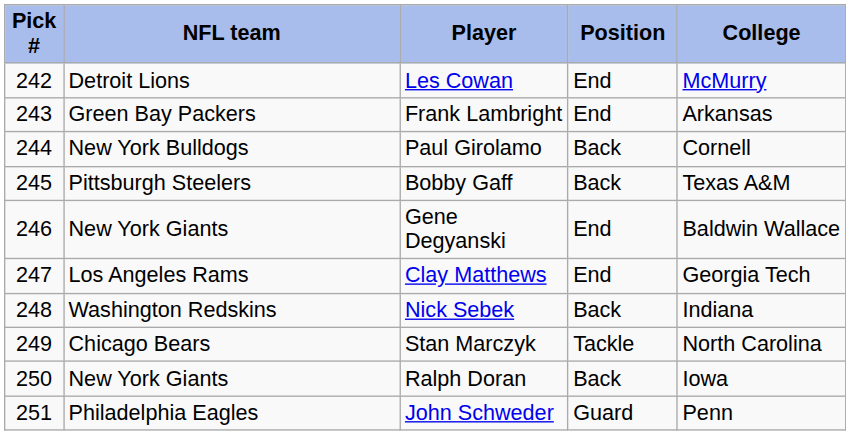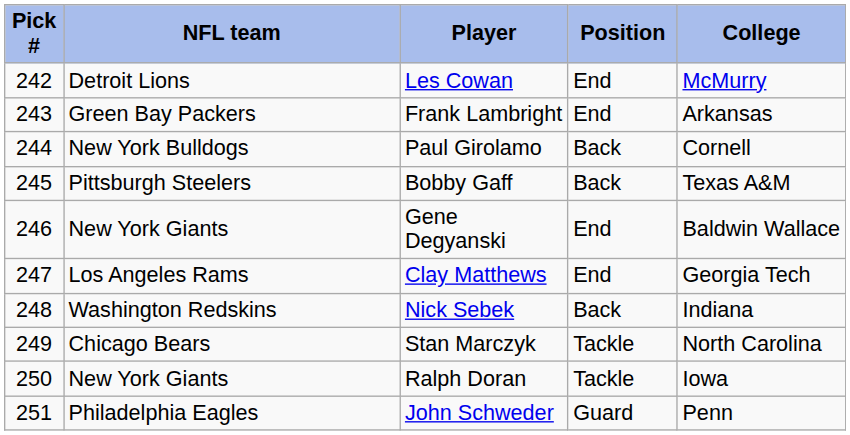(597, 378) Back -> (604, 378) Tackle
